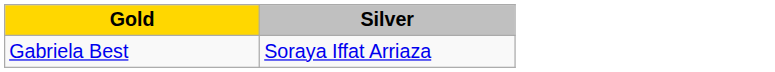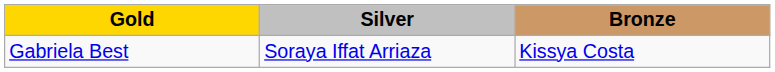+ column: (642, 20)
